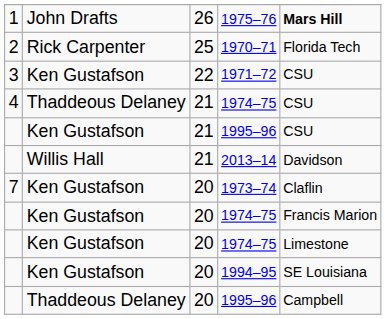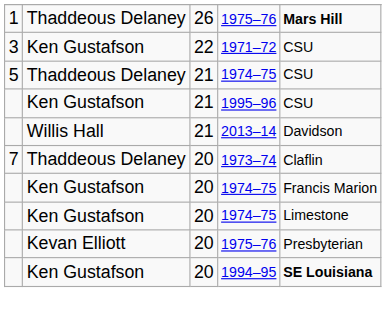(72, 18) John Drafts -> (106, 18) Thaddeous Delaney
- row: (204, 46)
(14, 103) 4 -> (14, 74) 5
(85, 187) Ken Gustafson -> (106, 159) Thaddeous Delaney
+ row: (204, 243)
(325, 272) normal -> (328, 272) bold
- row: (204, 300)
